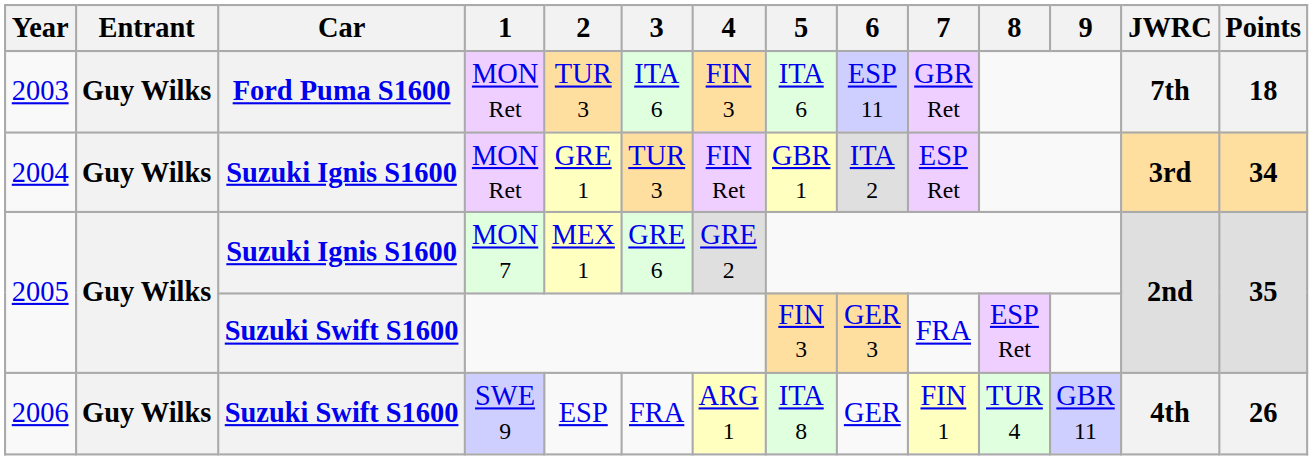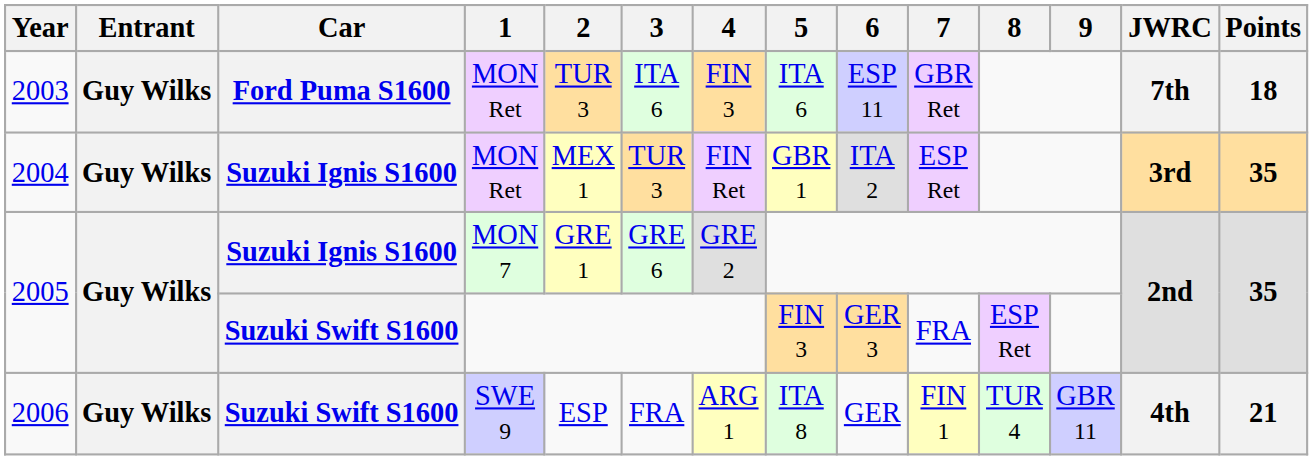(583, 170) GRE 1 -> (583, 170) MEX 1
(1263, 171) 34 -> (1263, 171) 35
(583, 250) MEX 1 -> (583, 250) GRE 1
(1263, 412) 26 -> (1263, 412) 21
